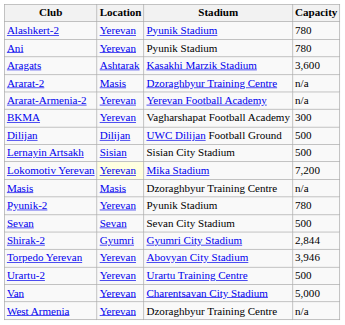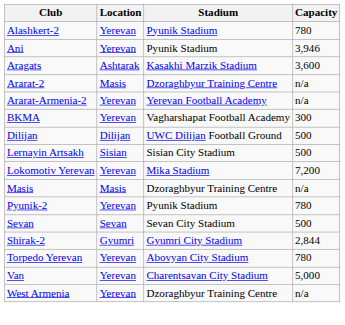(303, 48) 780 -> (307, 48) 3,946
(118, 170) lightyellow background -> (118, 170) no background
(307, 258) 3,946 -> (303, 258) 780
- row: (26, 275)
